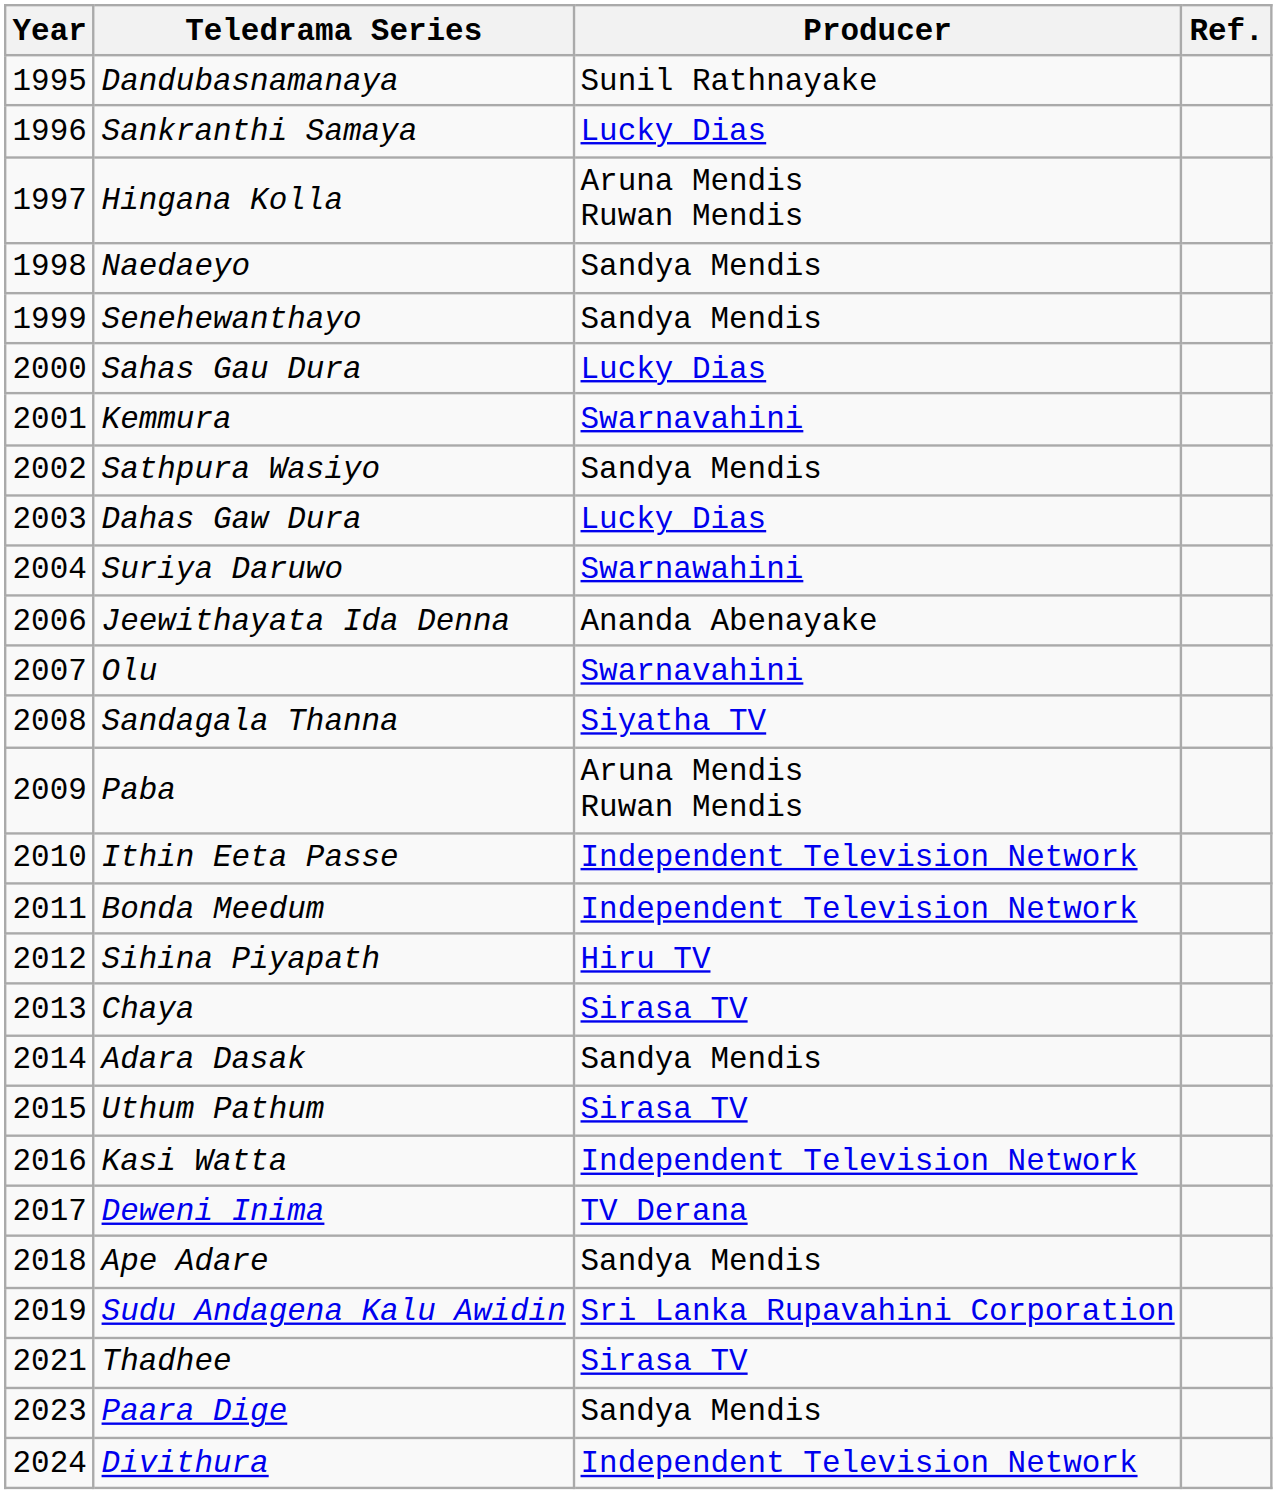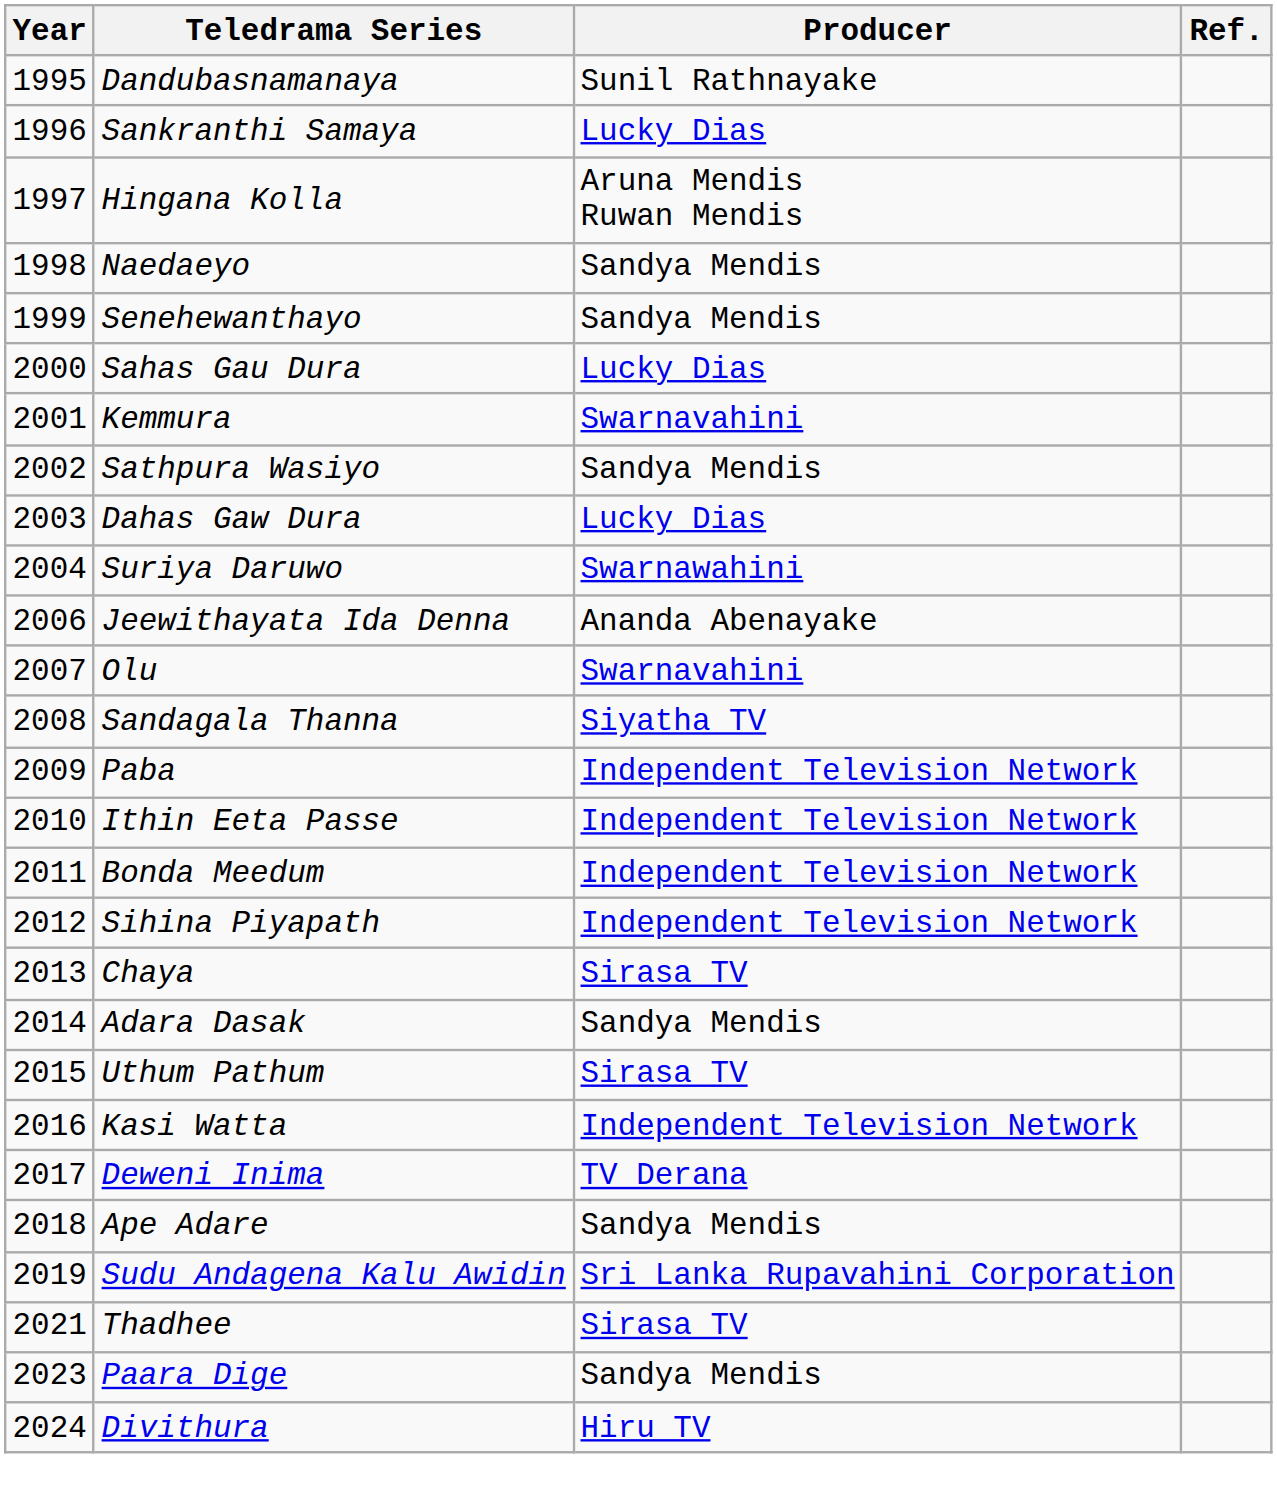(692, 790) Aruna Mendis Ruwan Mendis -> (859, 772) Independent Television Network
(646, 959) Hiru TV -> (859, 923) Independent Television Network
(859, 1463) Independent Television Network -> (646, 1428) Hiru TV
